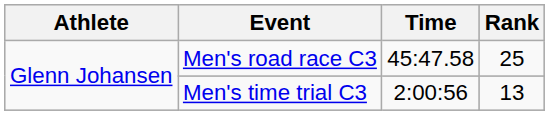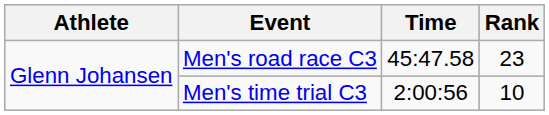(512, 58) 25 -> (512, 58) 23
(512, 93) 13 -> (512, 93) 10
